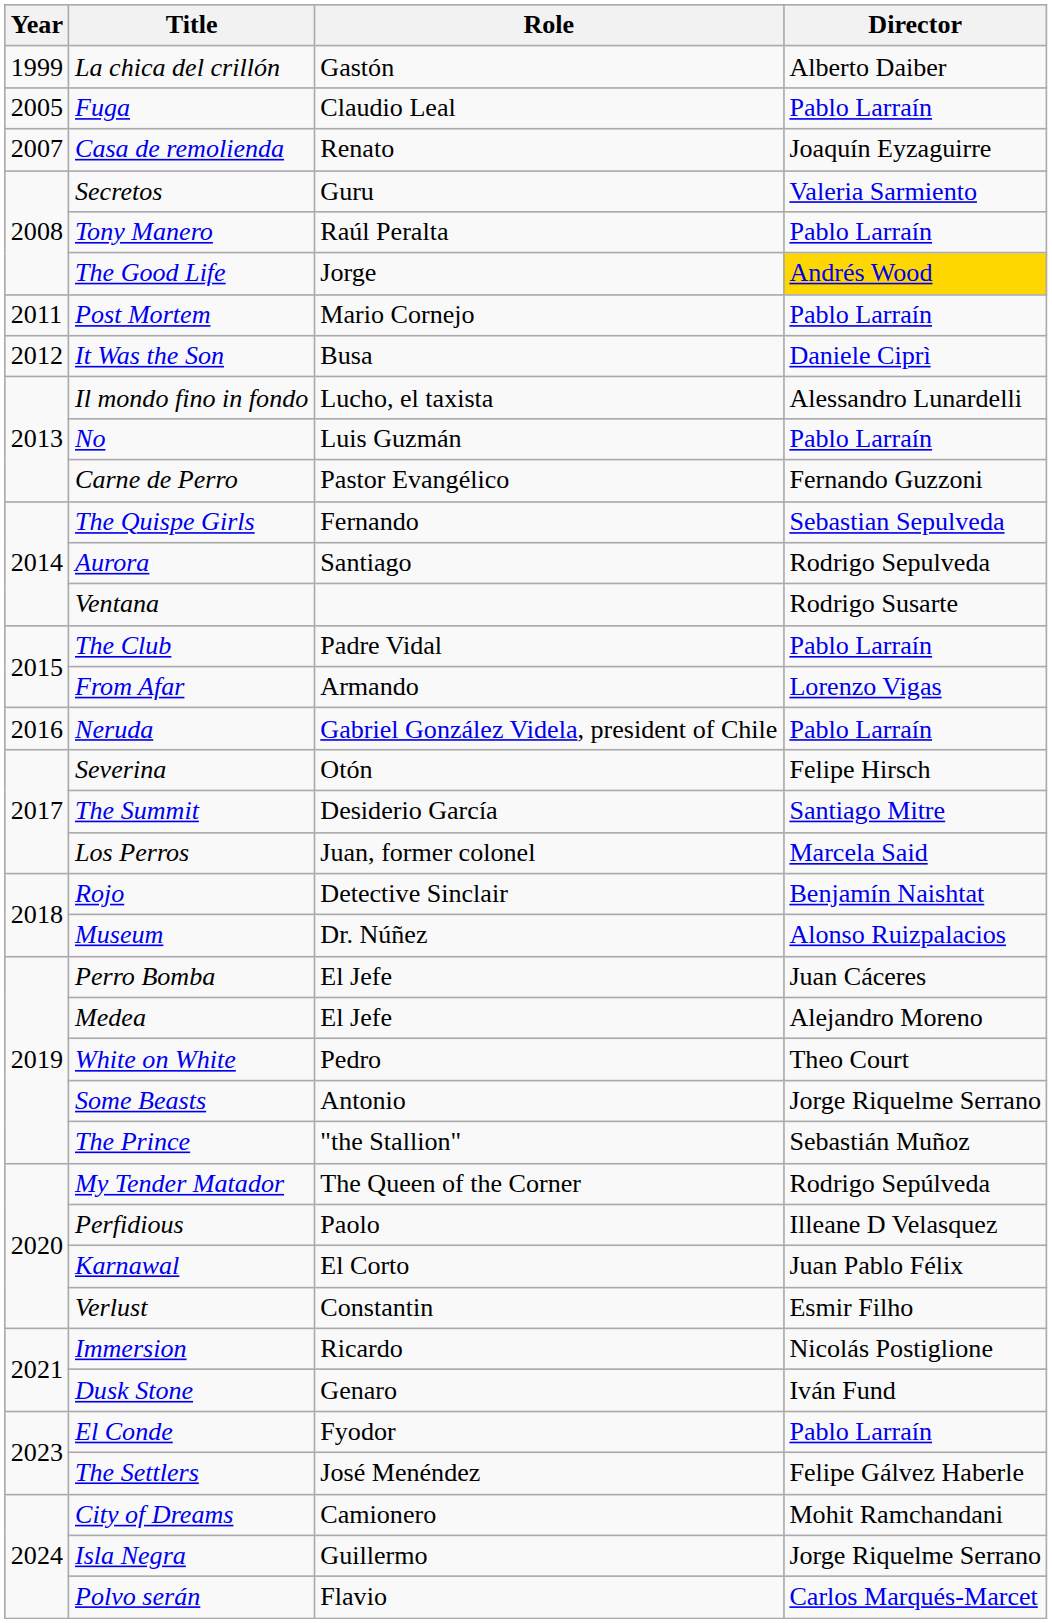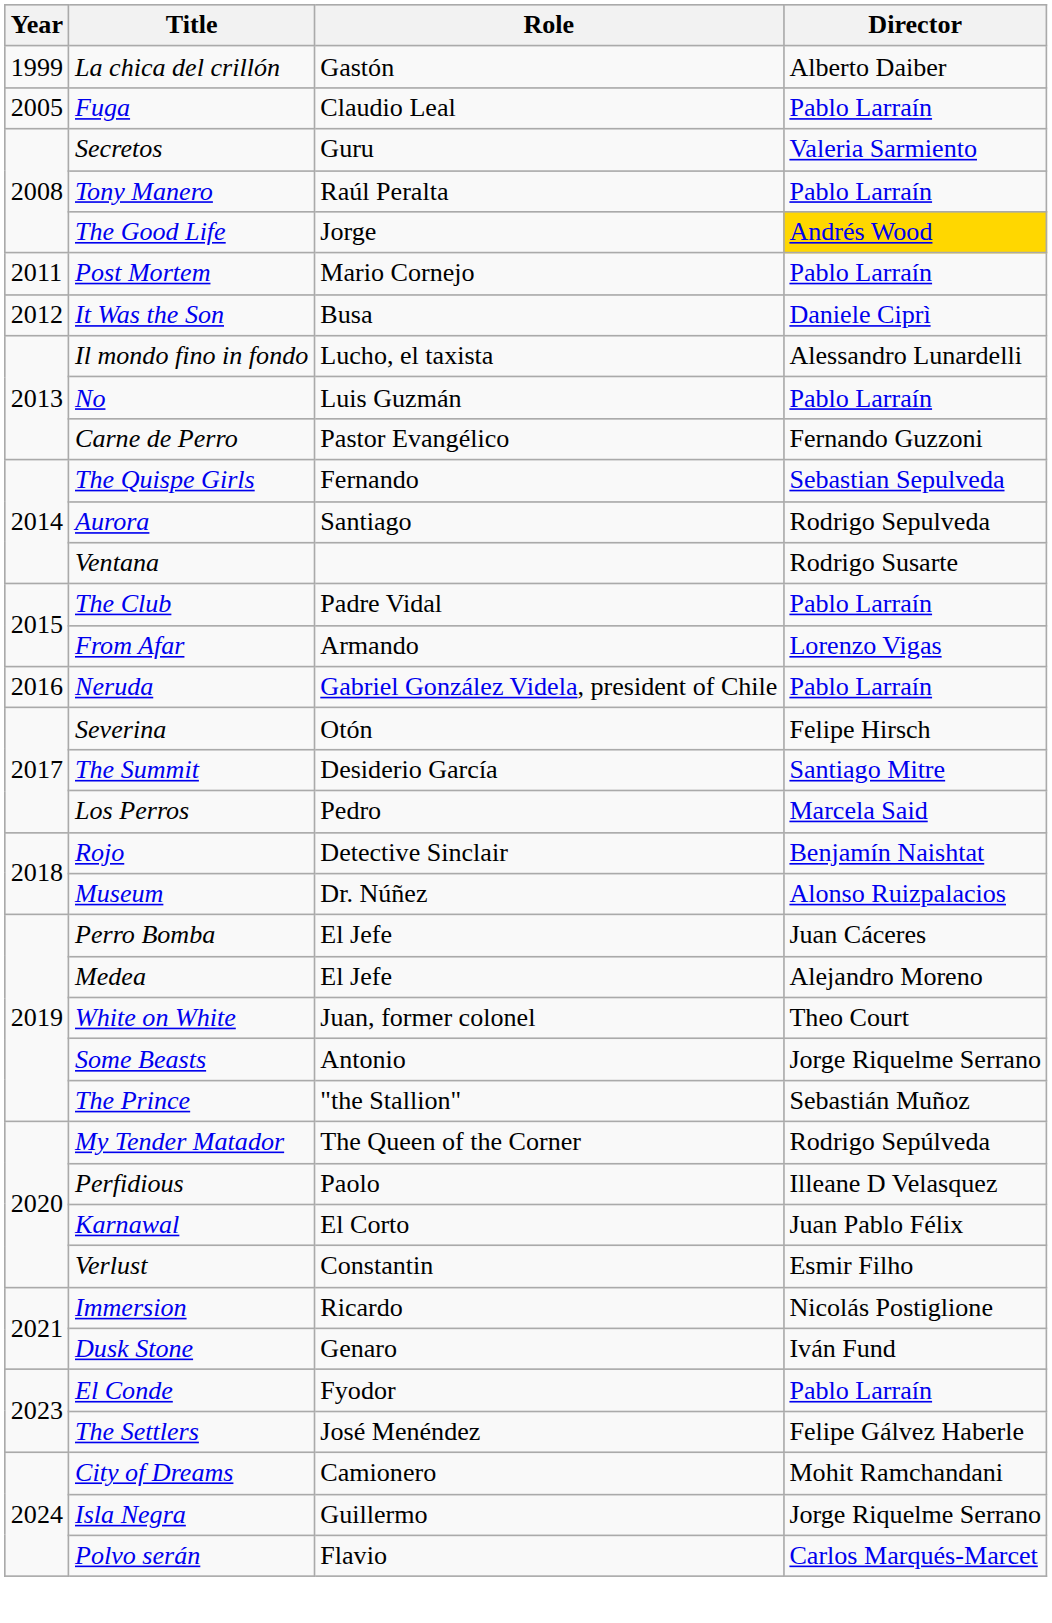- row: (180, 149)
(428, 852) Juan, former colonel -> (351, 811) Pedro
(351, 1059) Pedro -> (428, 1017) Juan, former colonel
